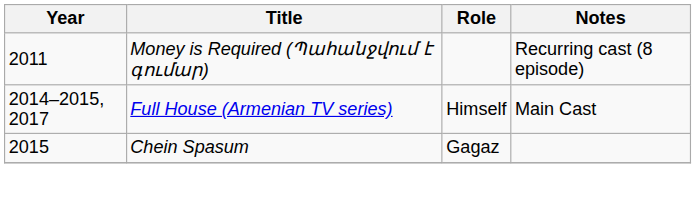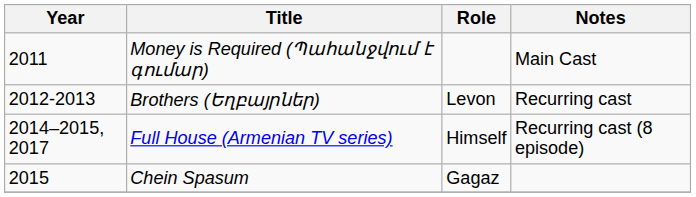(584, 58) Recurring cast (8 episode) -> (556, 58) Main Cast
+ row: (225, 99)
(556, 108) Main Cast -> (584, 138) Recurring cast (8 episode)
